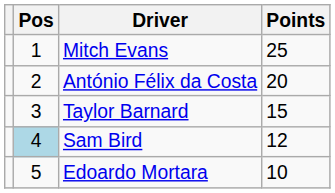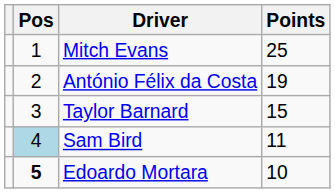(277, 80) 20 -> (277, 80) 19
(277, 141) 12 -> (276, 141) 11
(36, 172) normal -> (36, 172) bold
